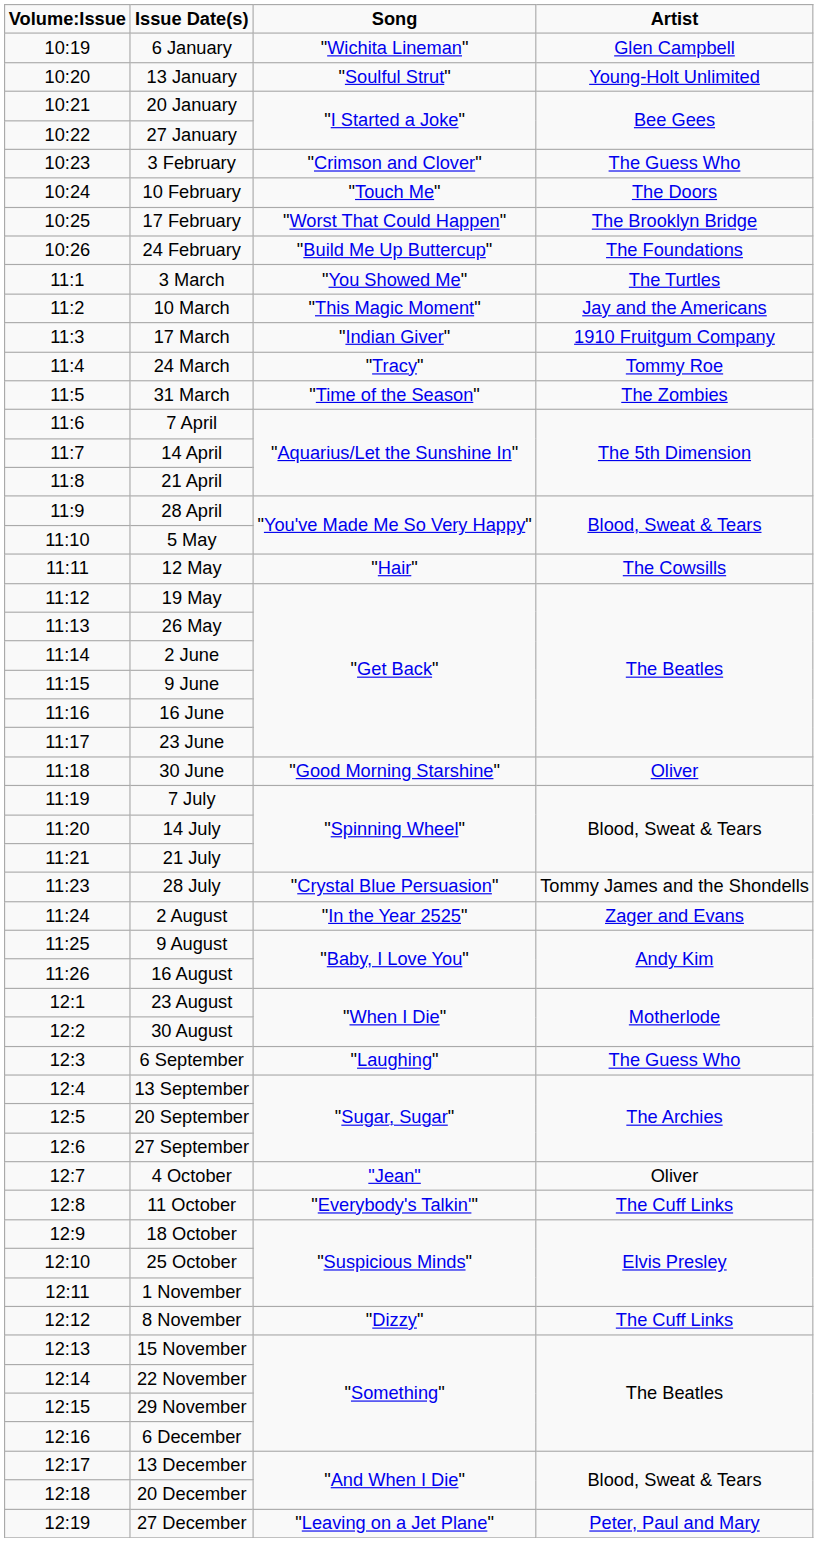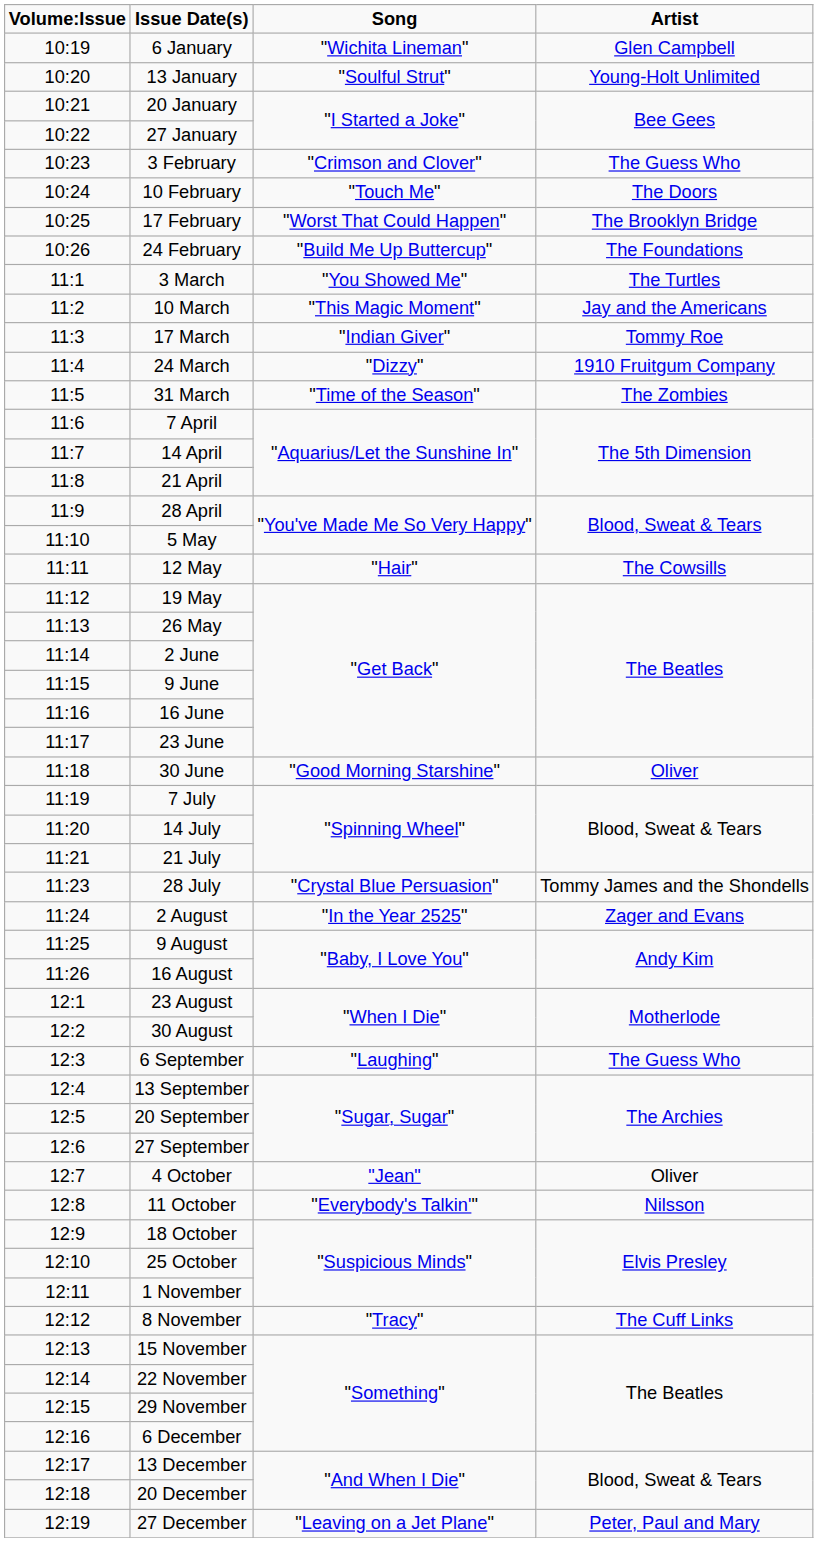(674, 337) 1910 Fruitgum Company -> (674, 337) Tommy Roe
(395, 366) "Tracy" -> (395, 366) "Dizzy"
(674, 366) Tommy Roe -> (674, 366) 1910 Fruitgum Company
(674, 1204) The Cuff Links -> (674, 1204) Nilsson
(395, 1320) "Dizzy" -> (395, 1320) "Tracy"
